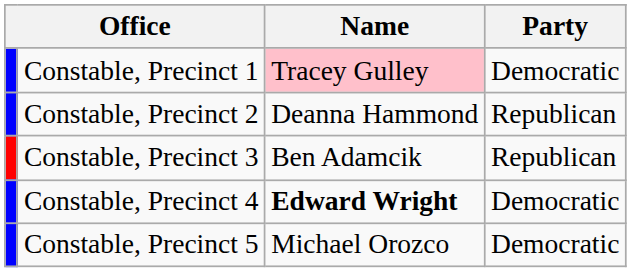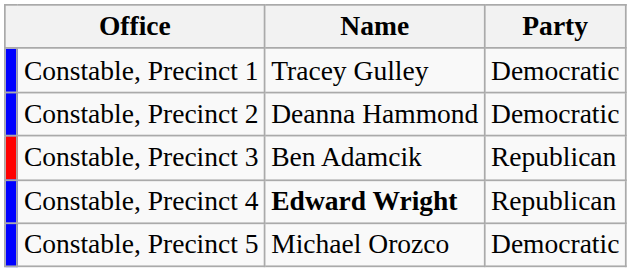(350, 69) pink background -> (350, 69) no background
(554, 113) Republican -> (555, 113) Democratic
(555, 200) Democratic -> (554, 200) Republican
